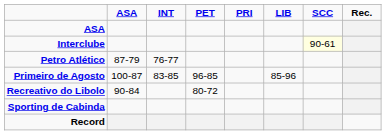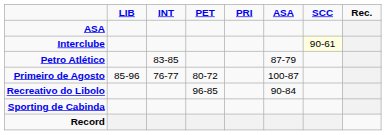columns swapped: (127, 13) <-> (283, 13)
(166, 60) 76-77 -> (166, 60) 83-85
(166, 75) 83-85 -> (166, 75) 76-77
(205, 75) 96-85 -> (205, 75) 80-72
(205, 91) 80-72 -> (205, 91) 96-85
